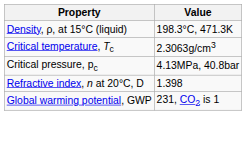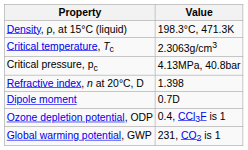+ row: (42, 100)
+ row: (80, 117)
